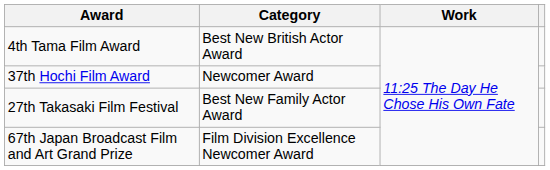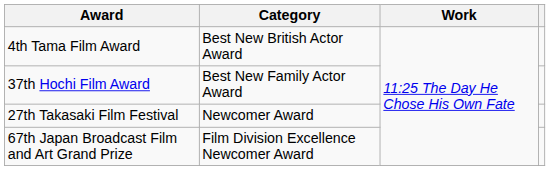(258, 76) Newcomer Award -> (274, 84) Best New Family Actor Award
(274, 107) Best New Family Actor Award -> (258, 115) Newcomer Award
